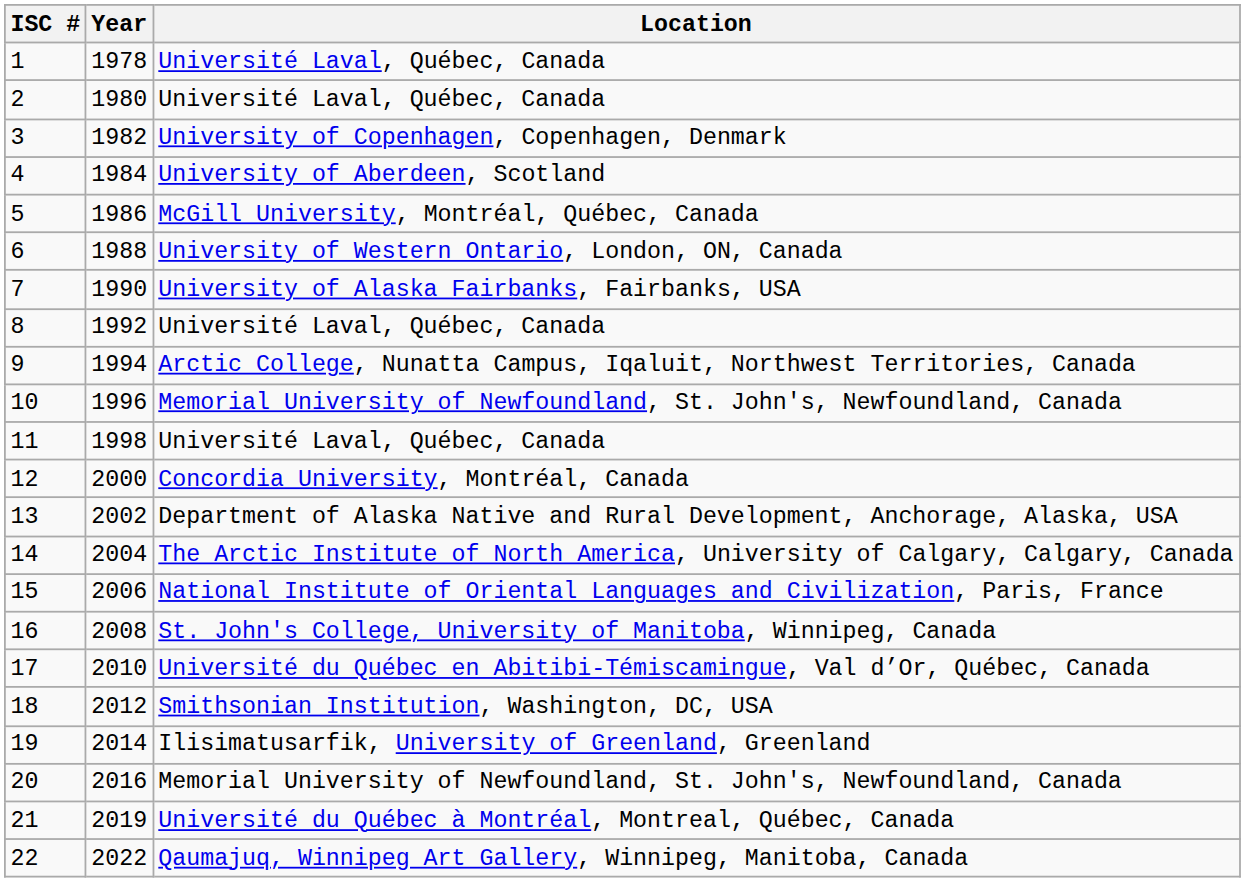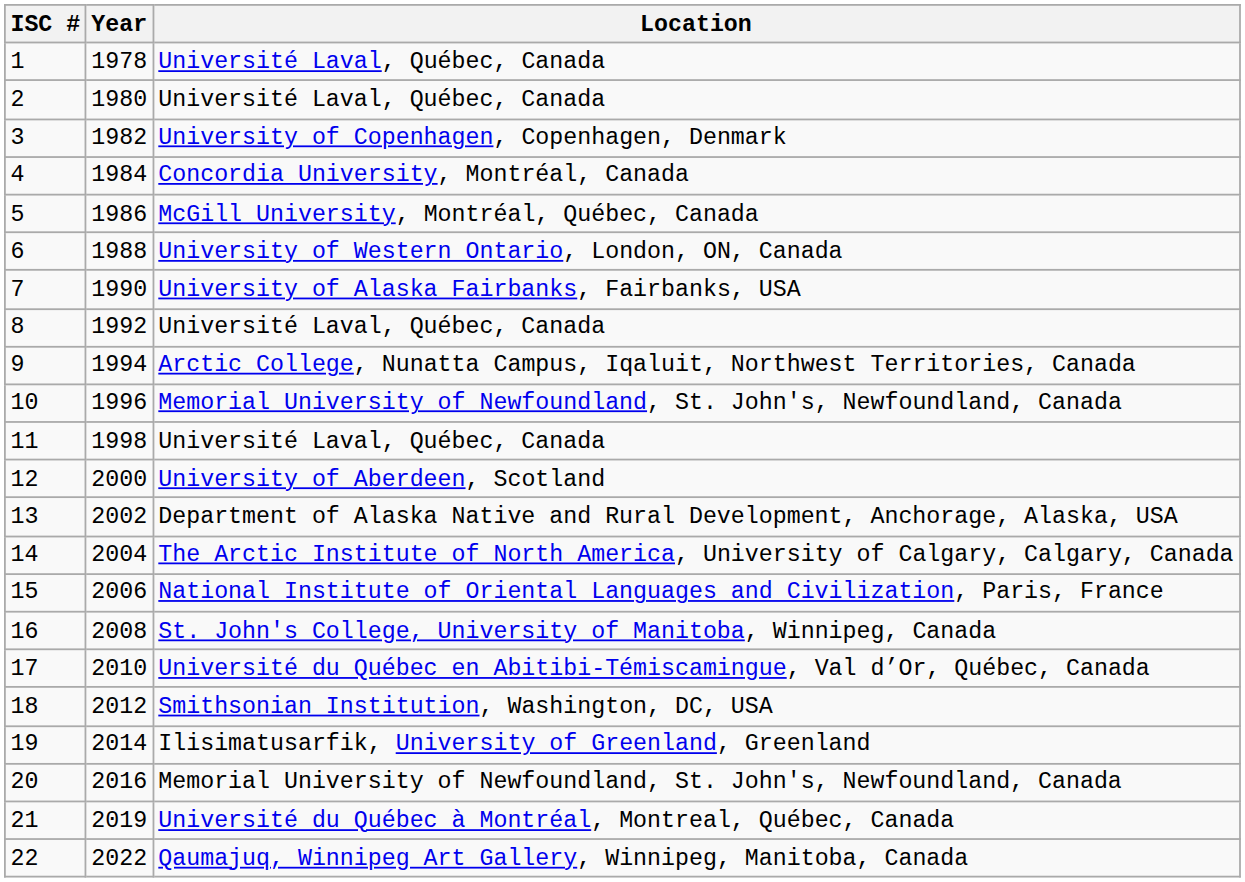(382, 176) University of Aberdeen, Scotland -> (424, 176) Concordia University, Montréal, Canada
(424, 479) Concordia University, Montréal, Canada -> (382, 479) University of Aberdeen, Scotland
